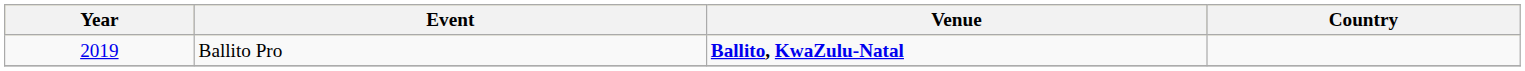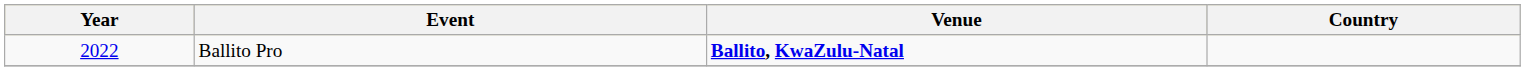(99, 50) 2019 -> (99, 50) 2022
